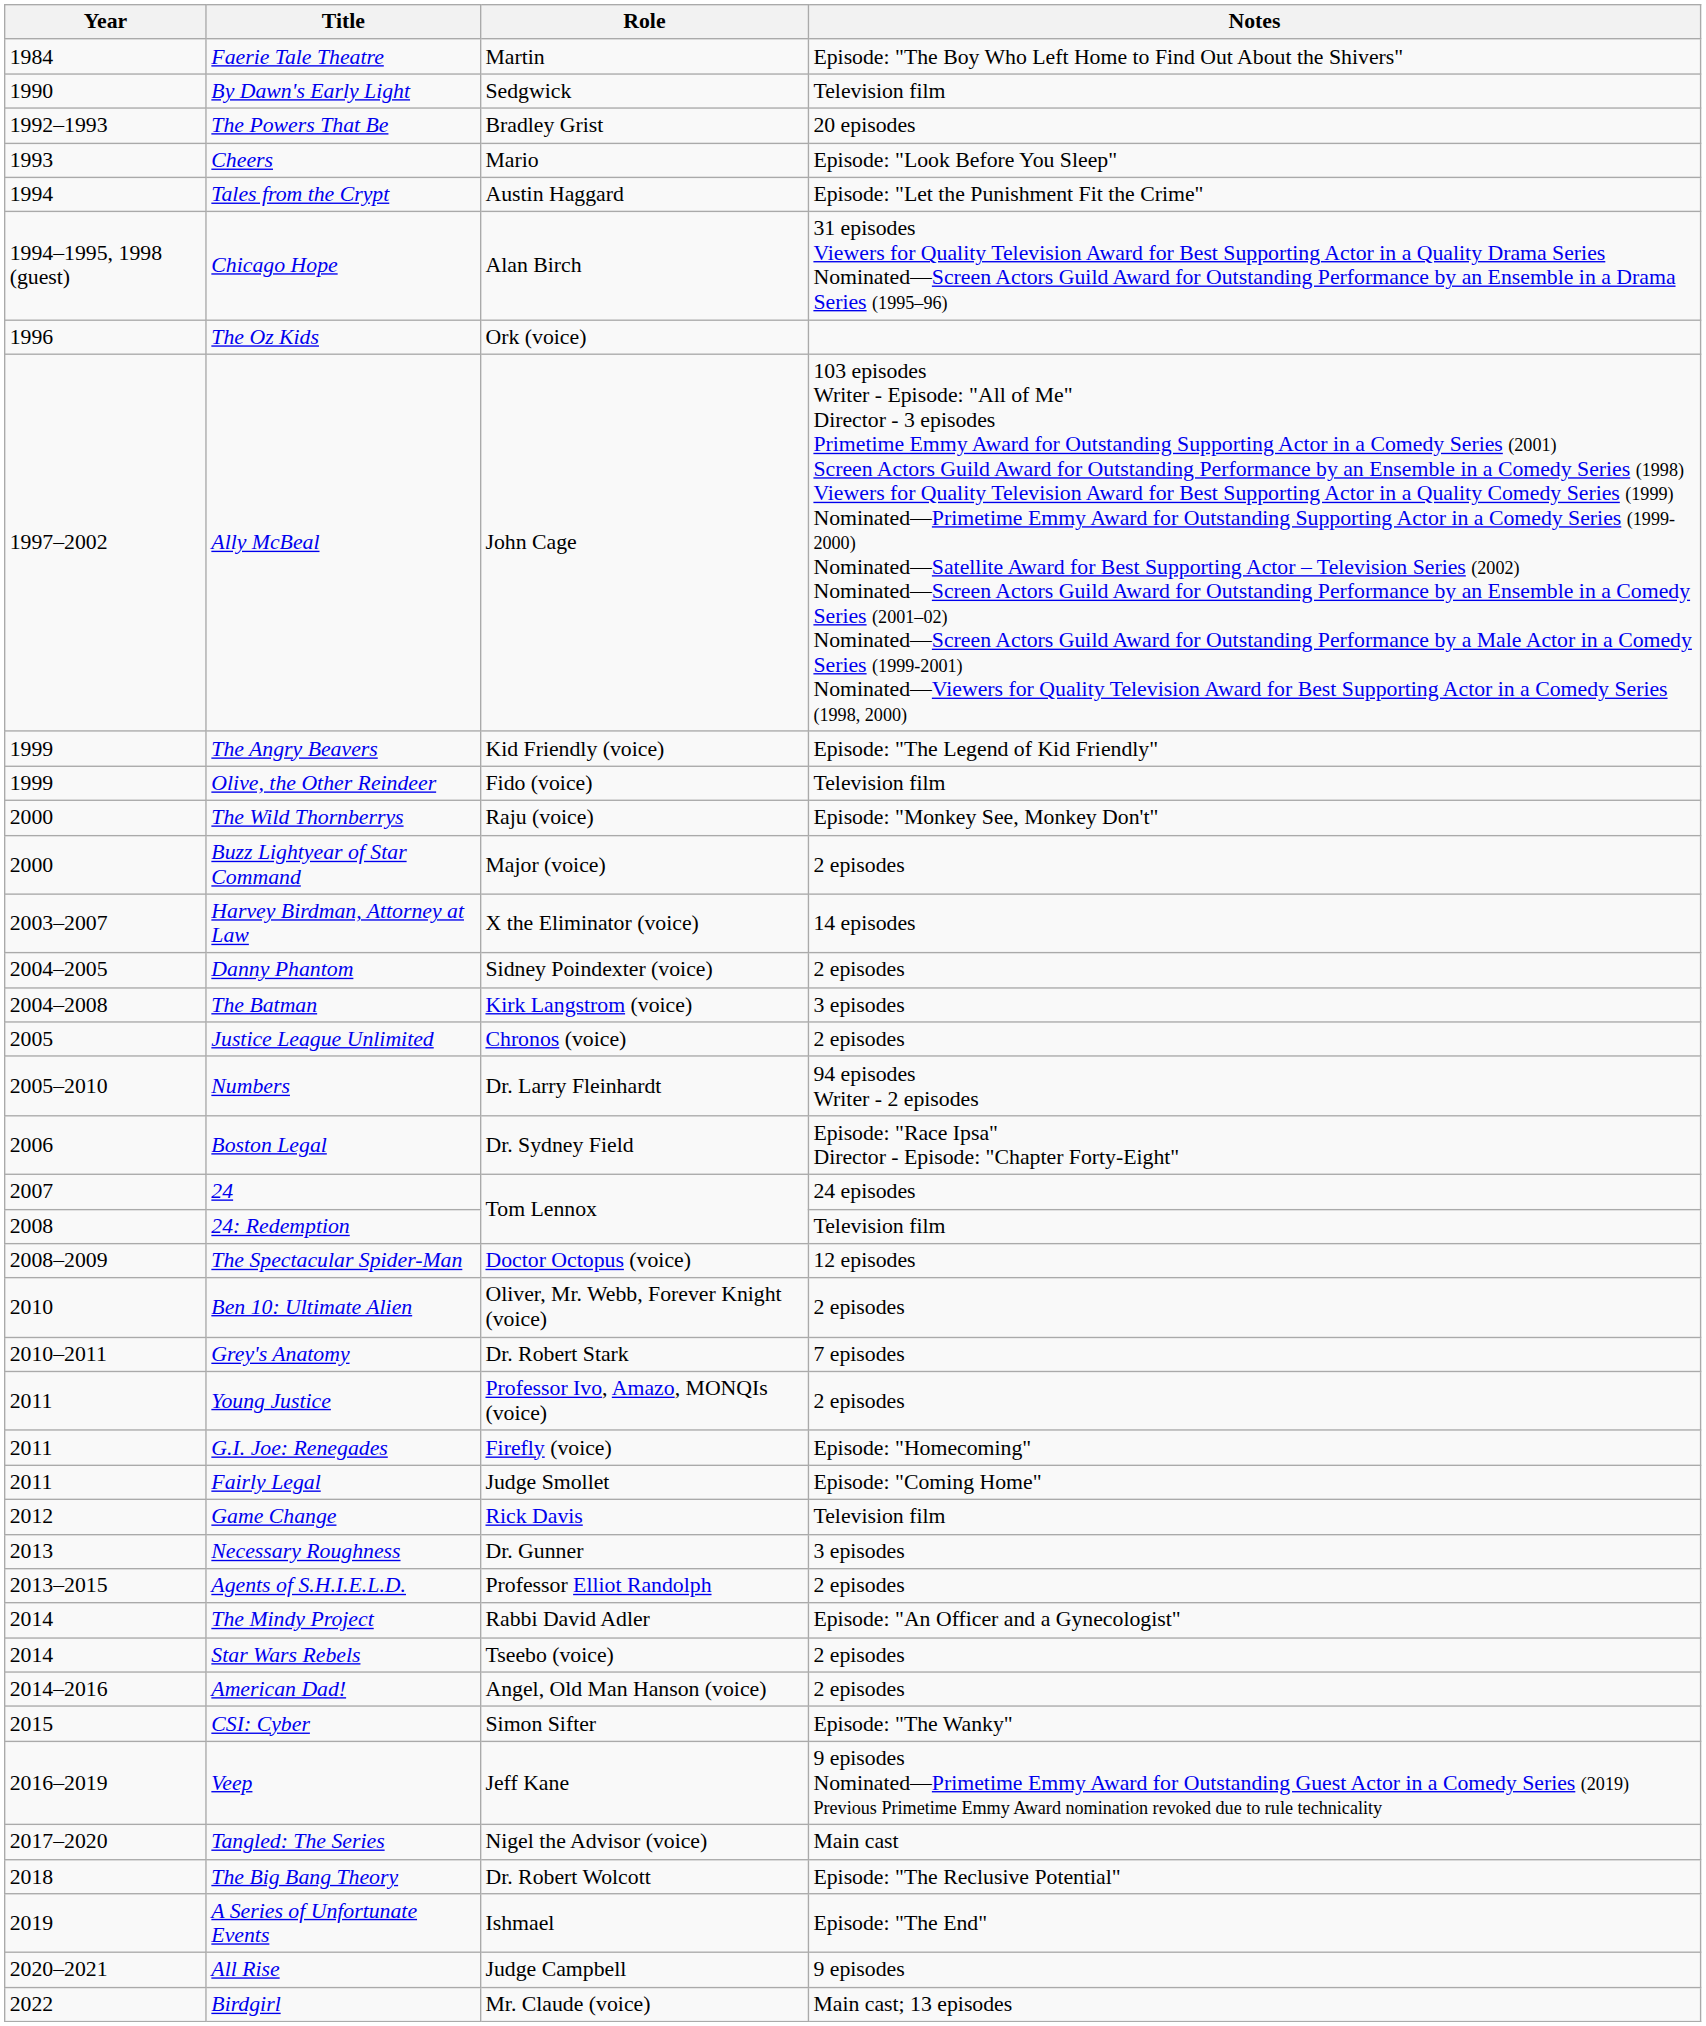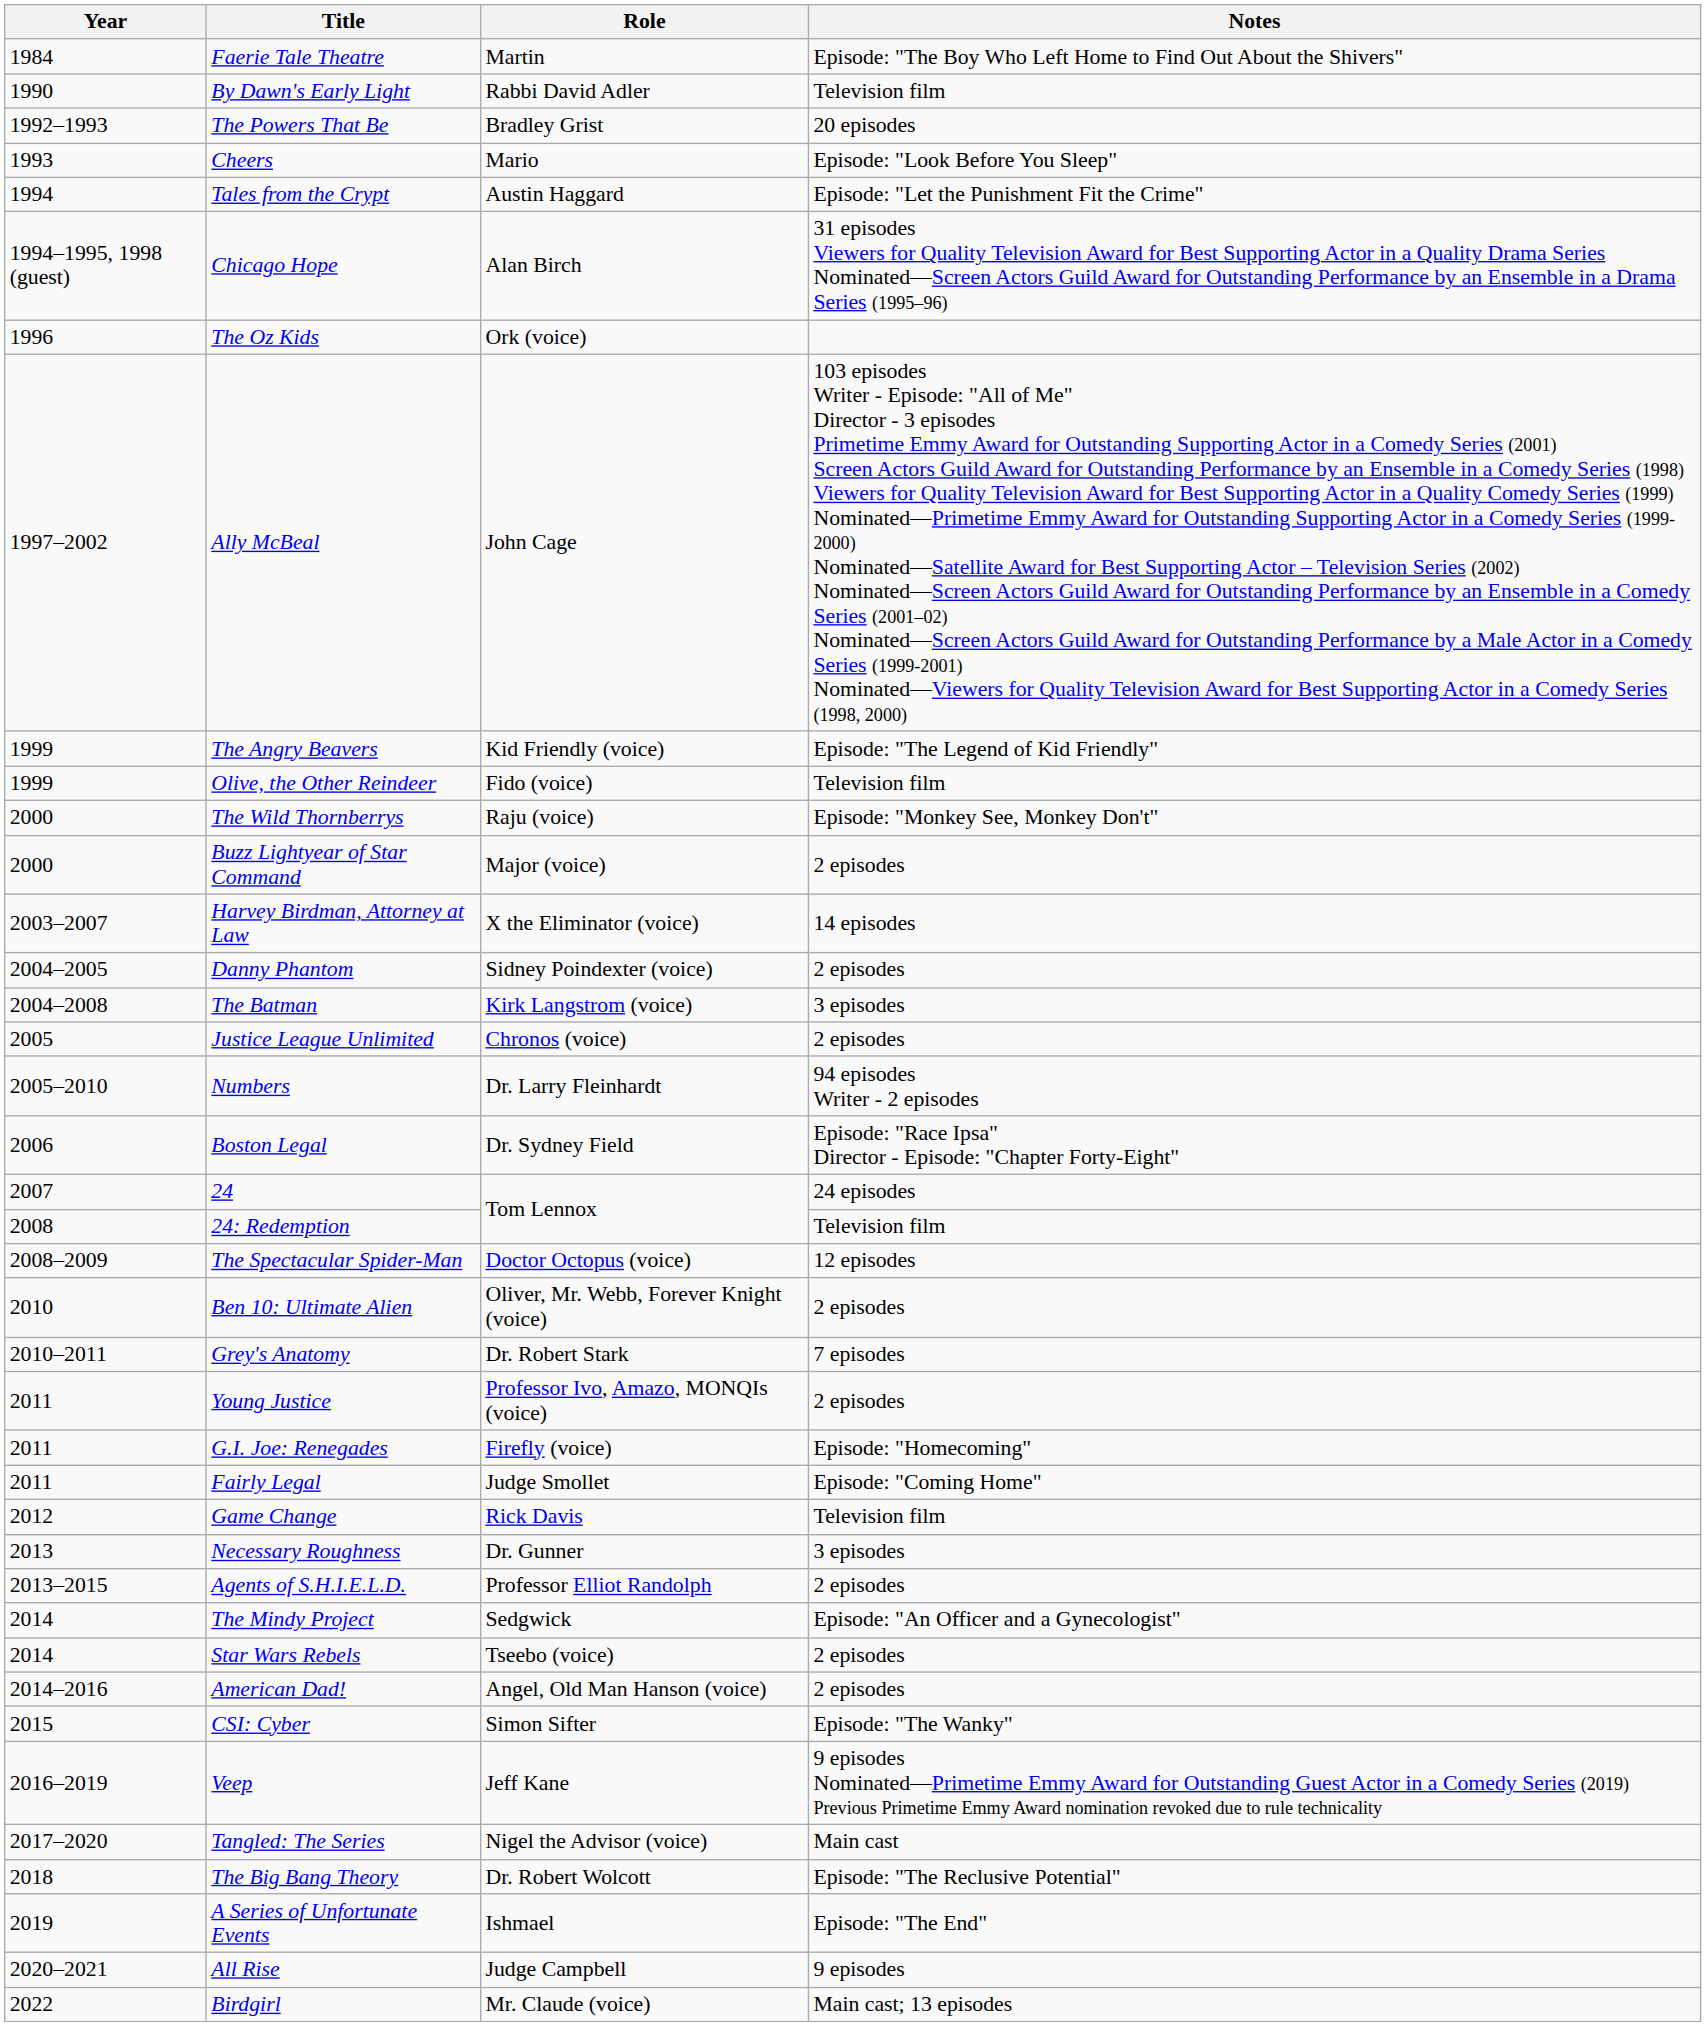(528, 90) Sedgwick -> (568, 90) Rabbi David Adler
(568, 1620) Rabbi David Adler -> (528, 1620) Sedgwick
